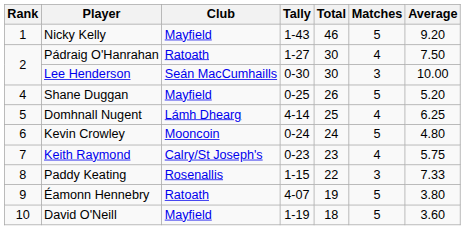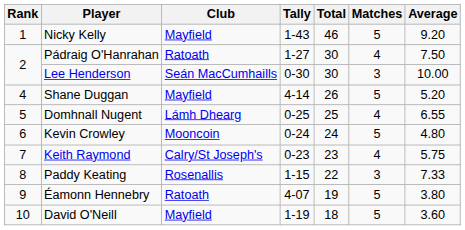(297, 94) 0-25 -> (297, 94) 4-14
(297, 114) 4-14 -> (297, 114) 0-25
(433, 114) 6.25 -> (433, 114) 6.55
